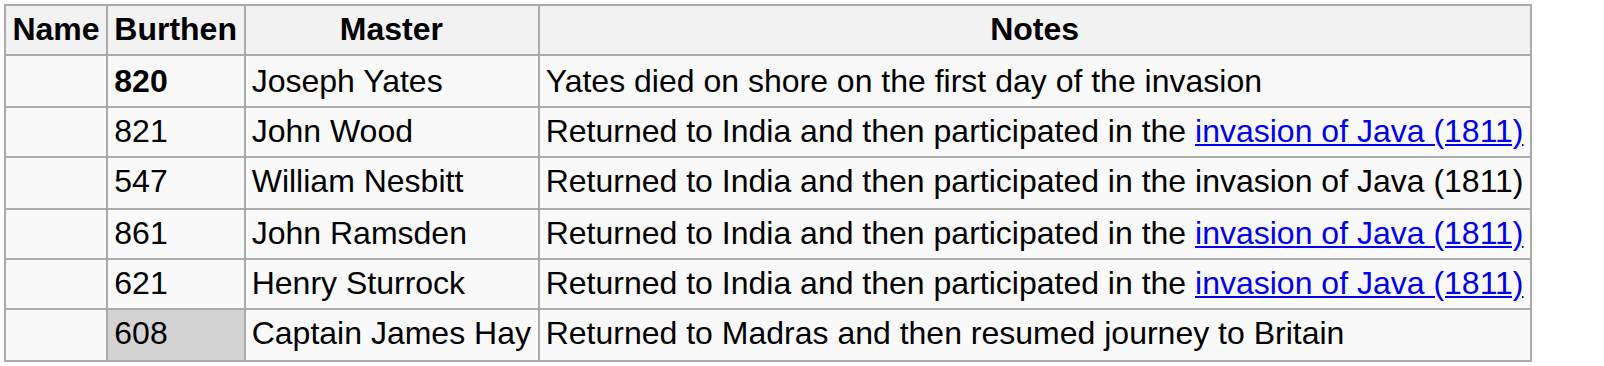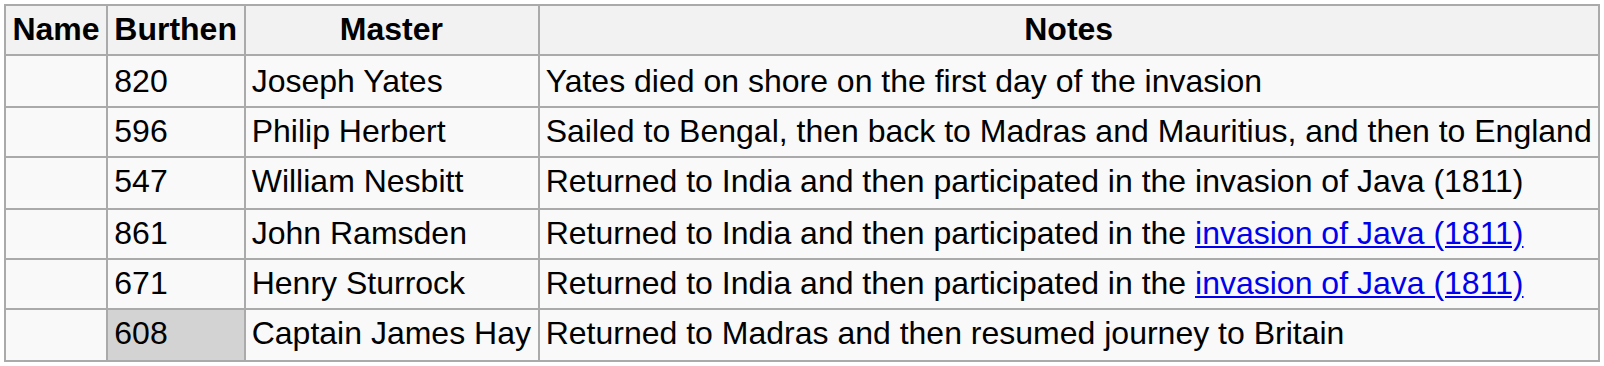(141, 80) bold -> (141, 80) normal
+ row: (349, 131)
- row: (332, 131)
(141, 283) 621 -> (141, 283) 671
